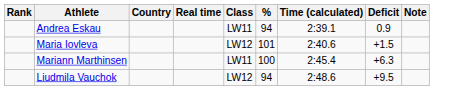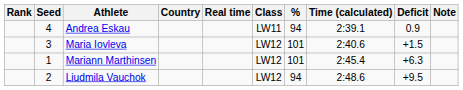+ column: (49, 12)
(240, 61) LW11 -> (269, 61) LW12
(266, 61) 100 -> (296, 61) 101
